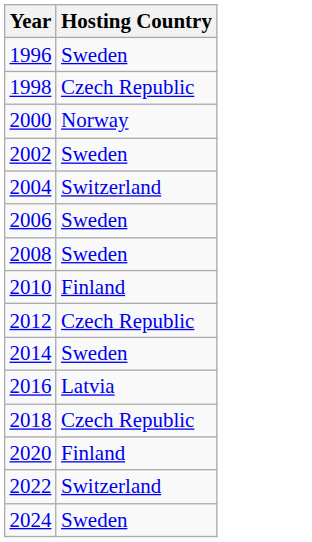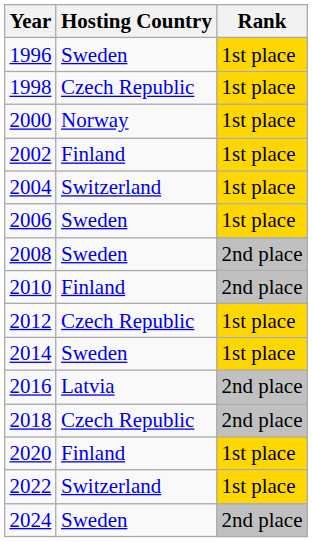+ column: (262, 21)
(94, 154) Sweden -> (93, 154) Finland
